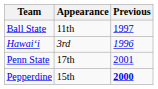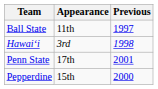(123, 44) 1996 -> (123, 44) 1998
(123, 76) bold -> (123, 76) normal
